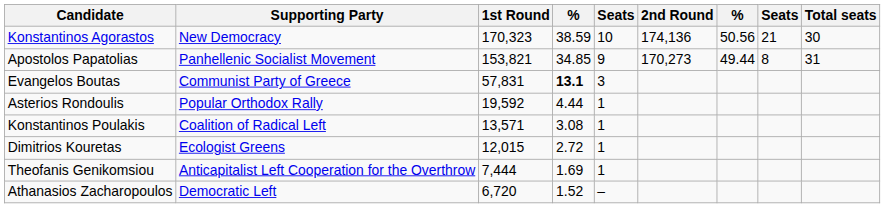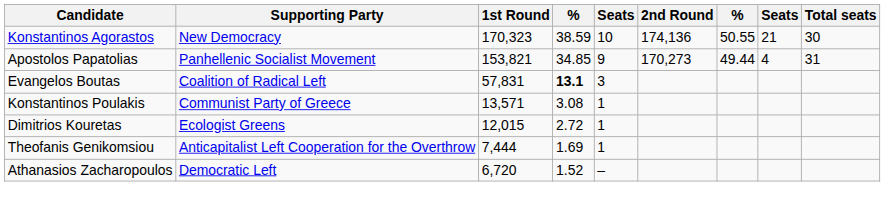(737, 37) 50.56 -> (737, 37) 50.55
(765, 59) 8 -> (765, 59) 4
(265, 81) Communist Party of Greece -> (252, 81) Coalition of Radical Left
- row: (66, 103)
(252, 125) Coalition of Radical Left -> (265, 103) Communist Party of Greece
